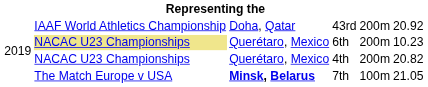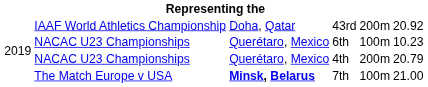(112, 42) khaki background -> (112, 42) no background
(375, 42) 200m -> (375, 42) 100m
(408, 59) 20.82 -> (408, 59) 20.79
(408, 76) 21.05 -> (408, 76) 21.00
